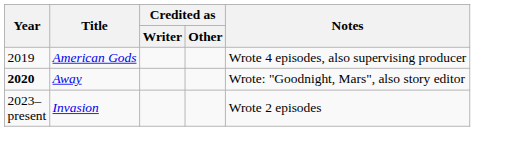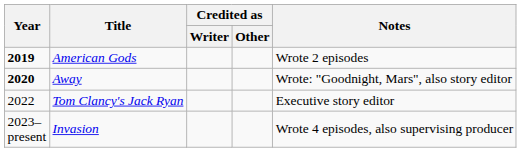(21, 57) normal -> (21, 57) bold
(348, 57) Wrote 4 episodes, also supervising producer -> (322, 57) Wrote 2 episodes
+ row: (118, 100)
(275, 107) Wrote 2 episodes -> (394, 129) Wrote 4 episodes, also supervising producer
